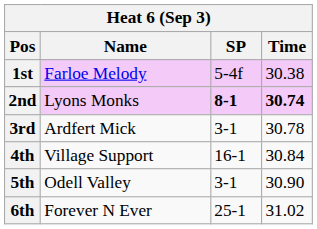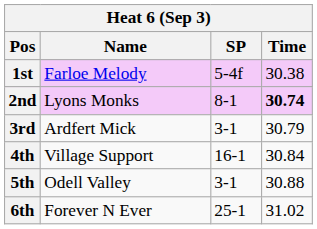(226, 100) bold -> (226, 100) normal
(285, 127) 30.78 -> (285, 127) 30.79
(285, 182) 30.90 -> (285, 182) 30.88
